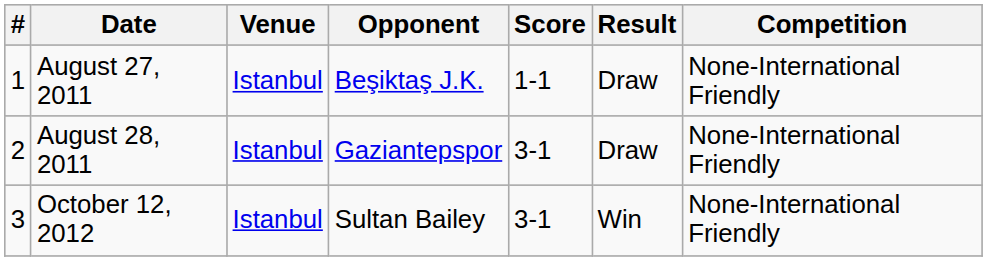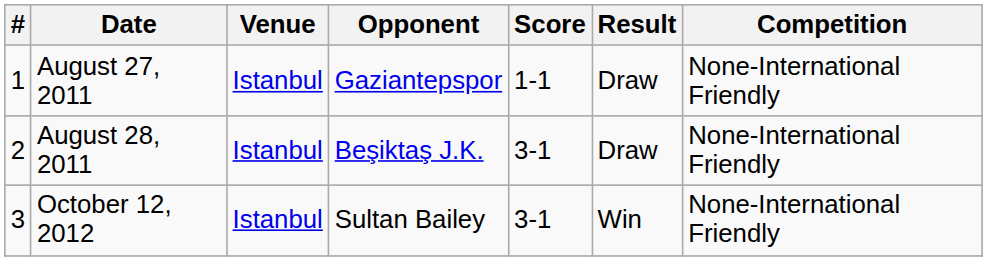(409, 80) Beşiktaş J.K. -> (418, 80) Gaziantepspor
(418, 150) Gaziantepspor -> (409, 150) Beşiktaş J.K.
